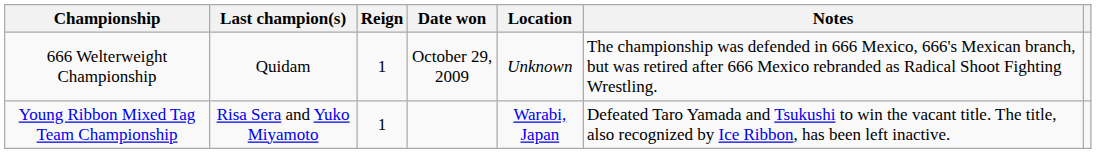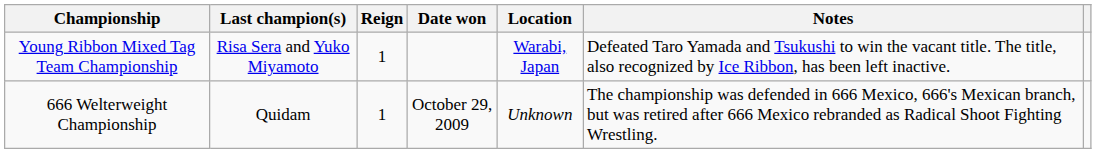rows swapped: (107, 66) <-> (107, 124)
